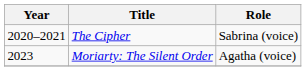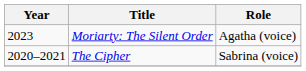rows swapped: (101, 35) <-> (142, 55)
